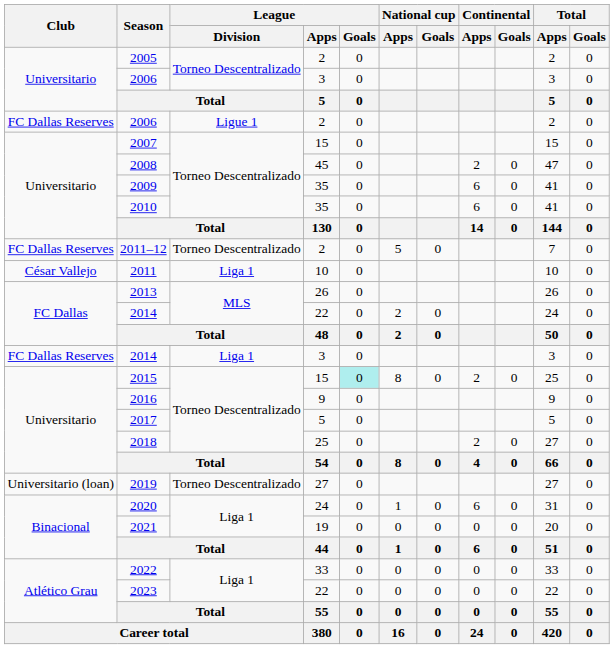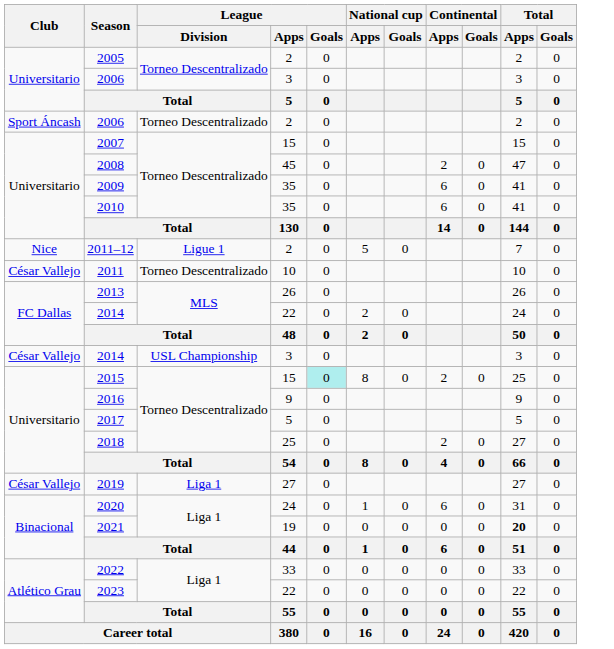(61, 121) FC Dallas Reserves -> (44, 121) Sport Áncash
(237, 121) Ligue 1 -> (204, 121) Torneo Descentralizado
(61, 249) FC Dallas Reserves -> (44, 249) Nice
(237, 249) Torneo Descentralizado -> (204, 249) Ligue 1
(237, 270) Liga 1 -> (204, 270) Torneo Descentralizado
(61, 356) FC Dallas Reserves -> (44, 356) César Vallejo
(237, 356) Liga 1 -> (204, 356) USL Championship
(61, 484) Universitario (loan) -> (44, 484) César Vallejo
(237, 484) Torneo Descentralizado -> (204, 484) Liga 1
(552, 526) normal -> (519, 526) bold
